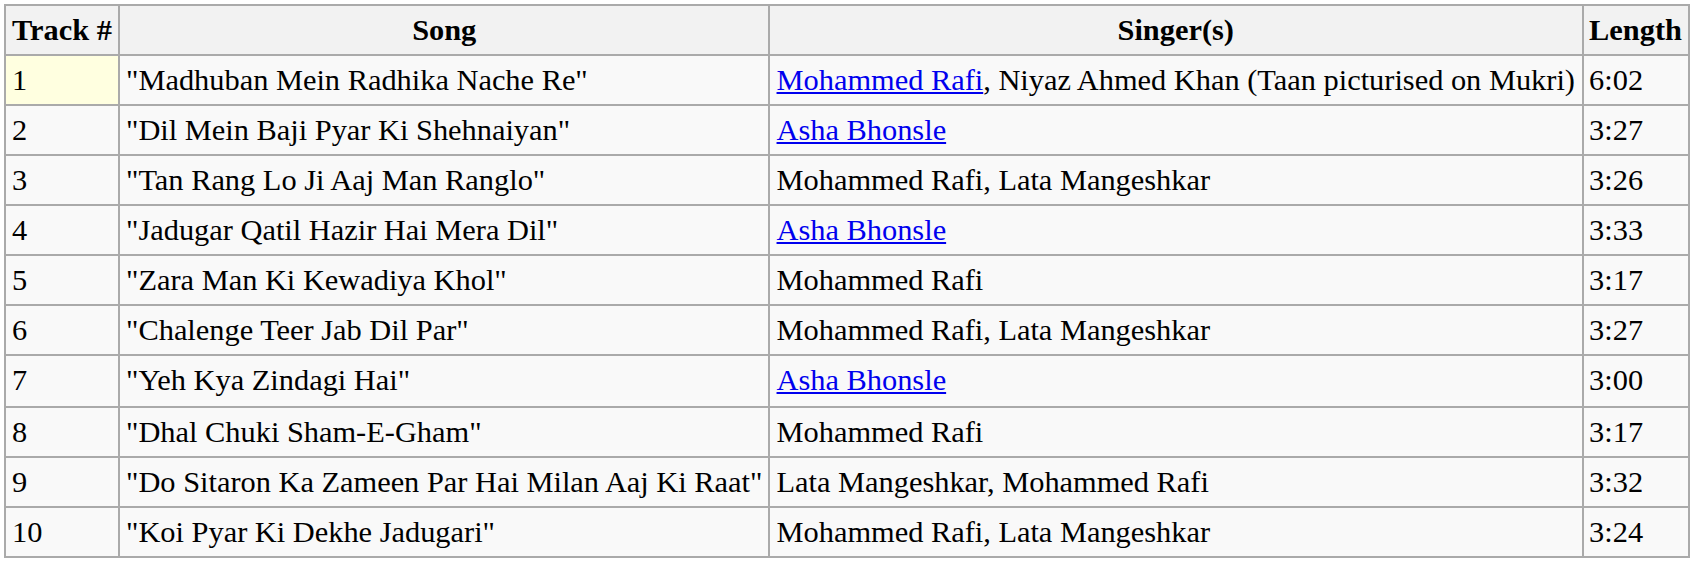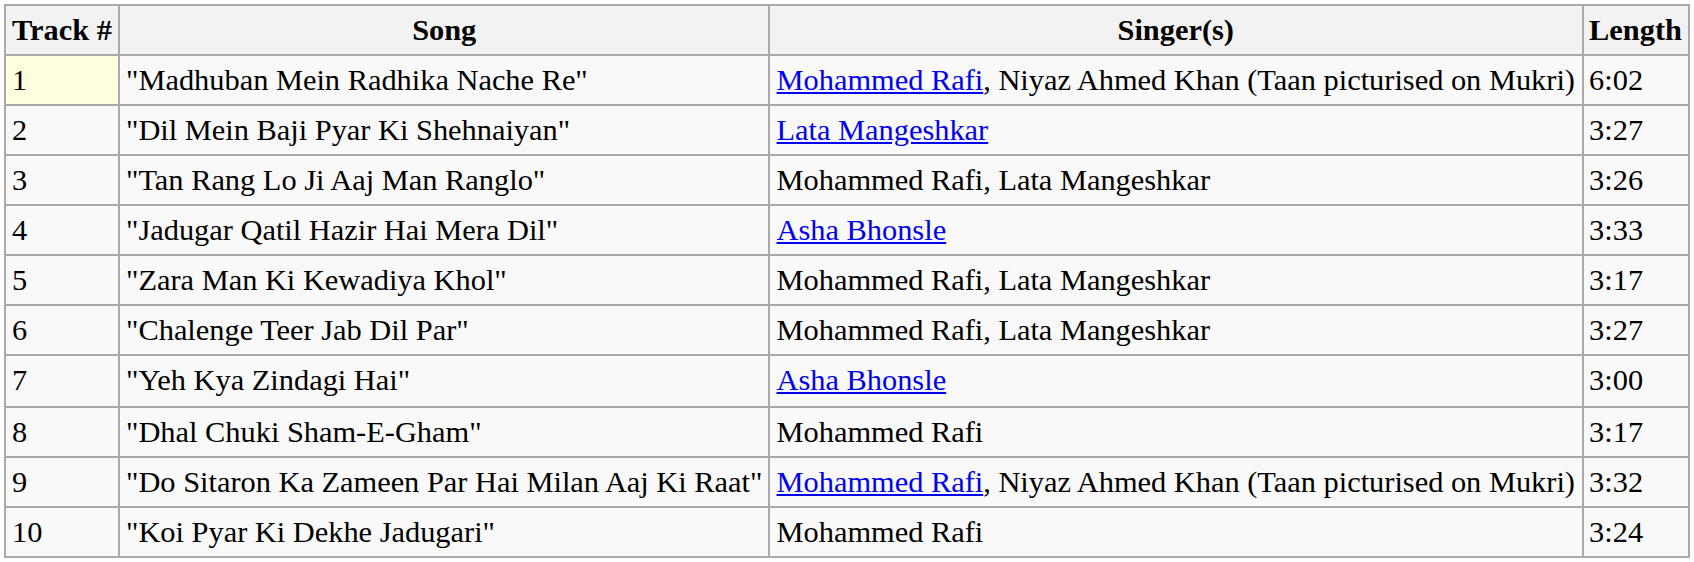(861, 130) Asha Bhonsle -> (882, 130) Lata Mangeshkar
(880, 280) Mohammed Rafi -> (993, 280) Mohammed Rafi, Lata Mangeshkar
(993, 480) Lata Mangeshkar, Mohammed Rafi -> (1176, 480) Mohammed Rafi, Niyaz Ahmed Khan (Taan picturised on Mukri)
(993, 530) Mohammed Rafi, Lata Mangeshkar -> (880, 530) Mohammed Rafi
